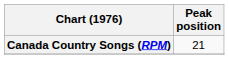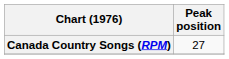(199, 44) 21 -> (199, 44) 27
